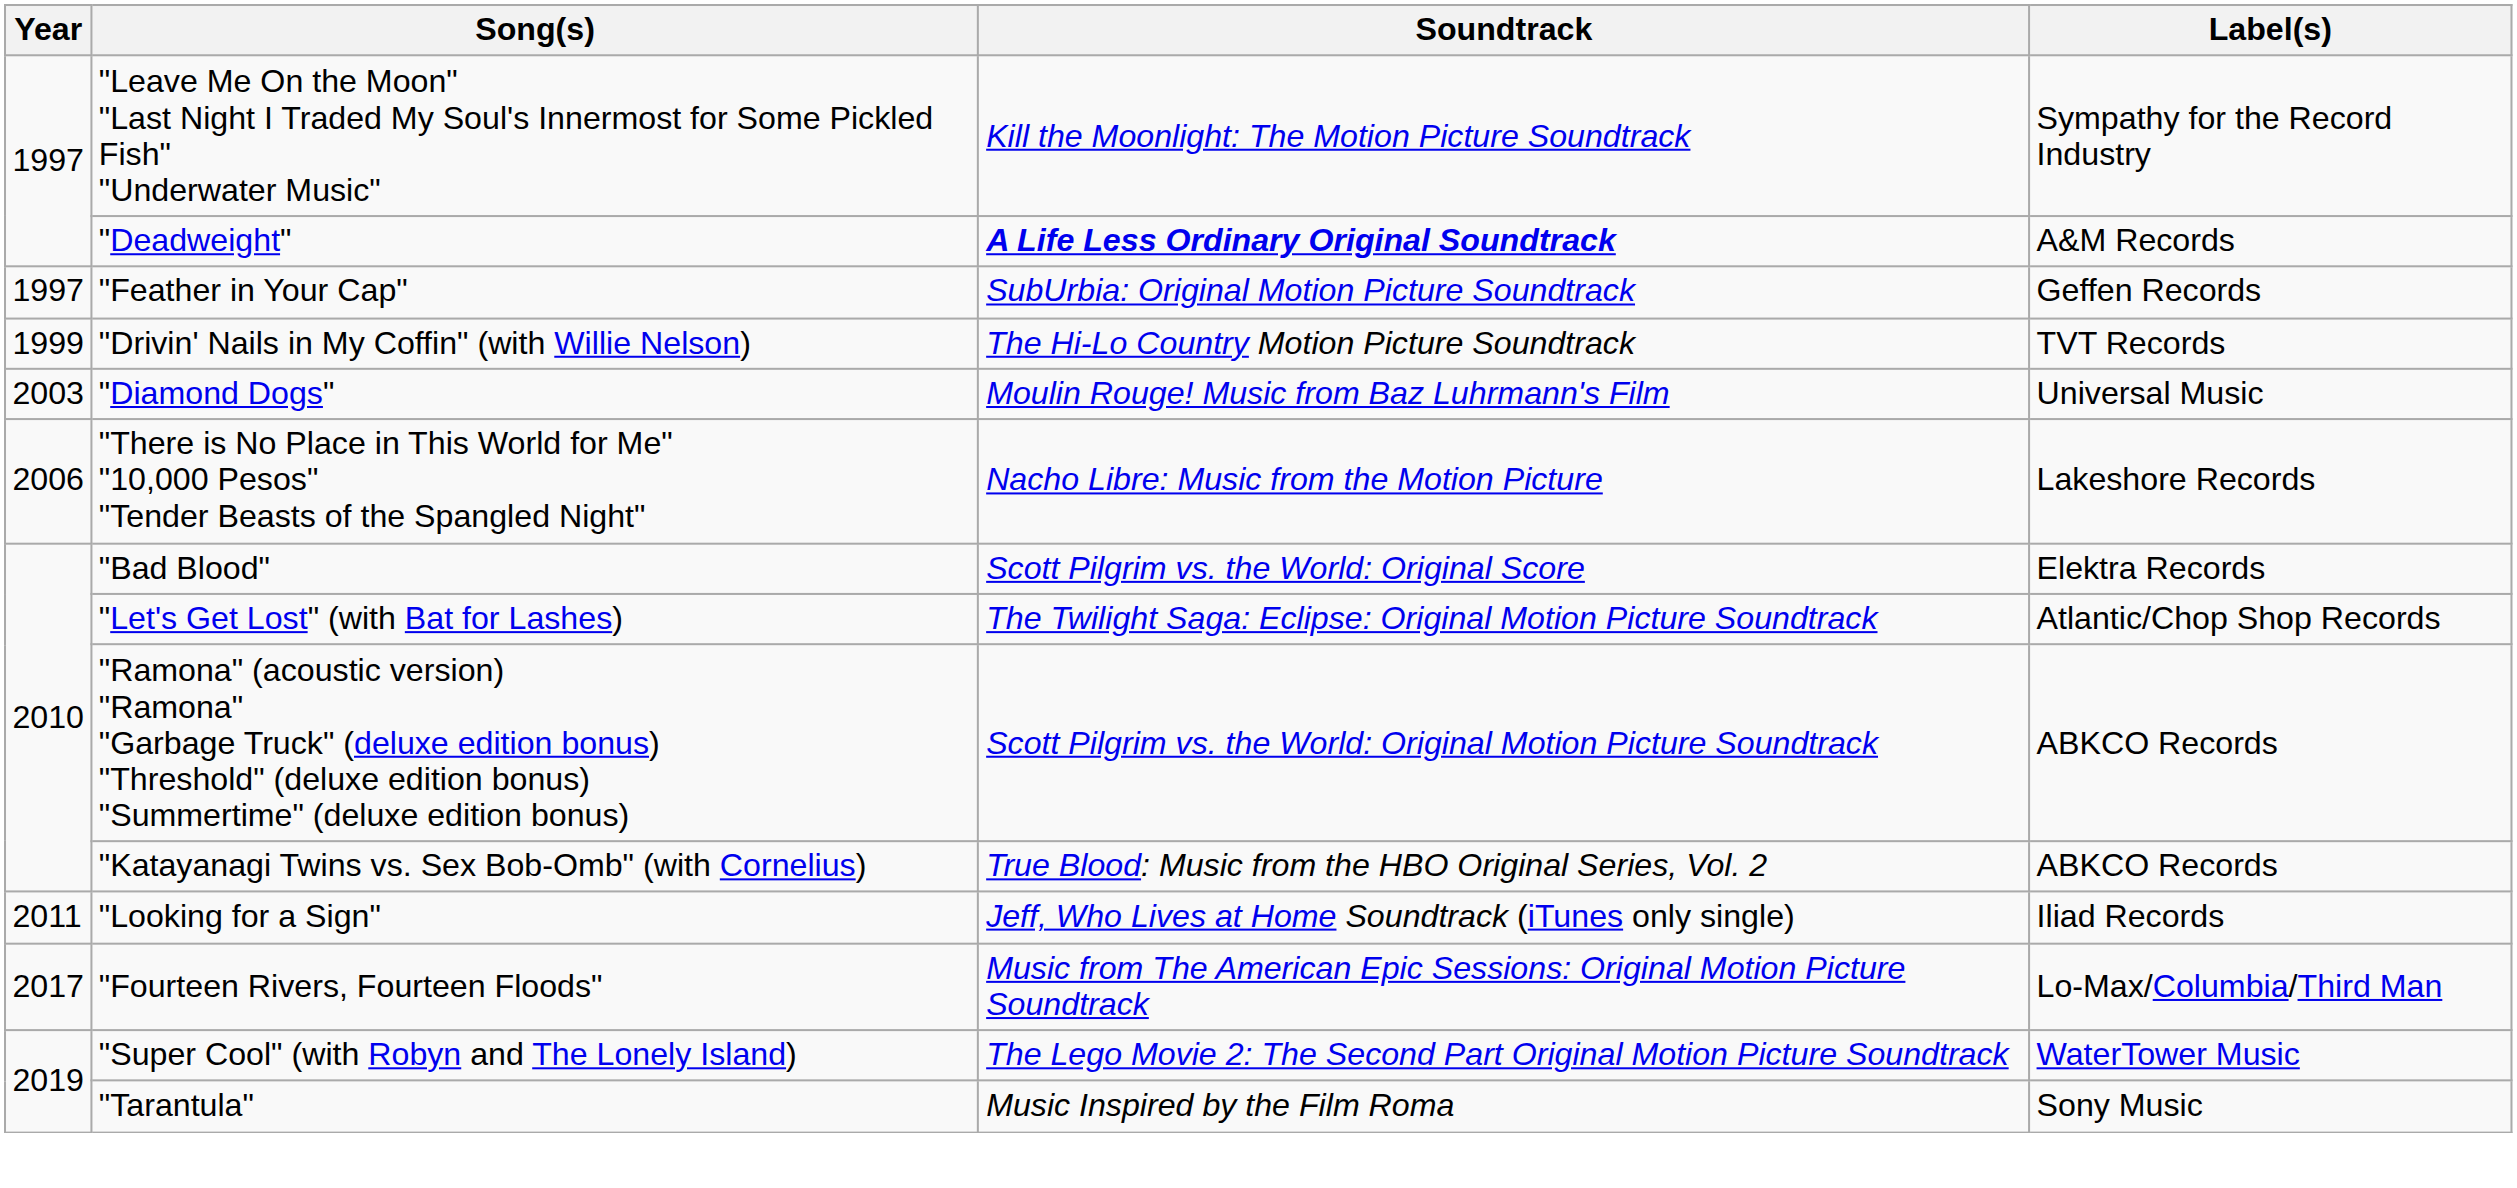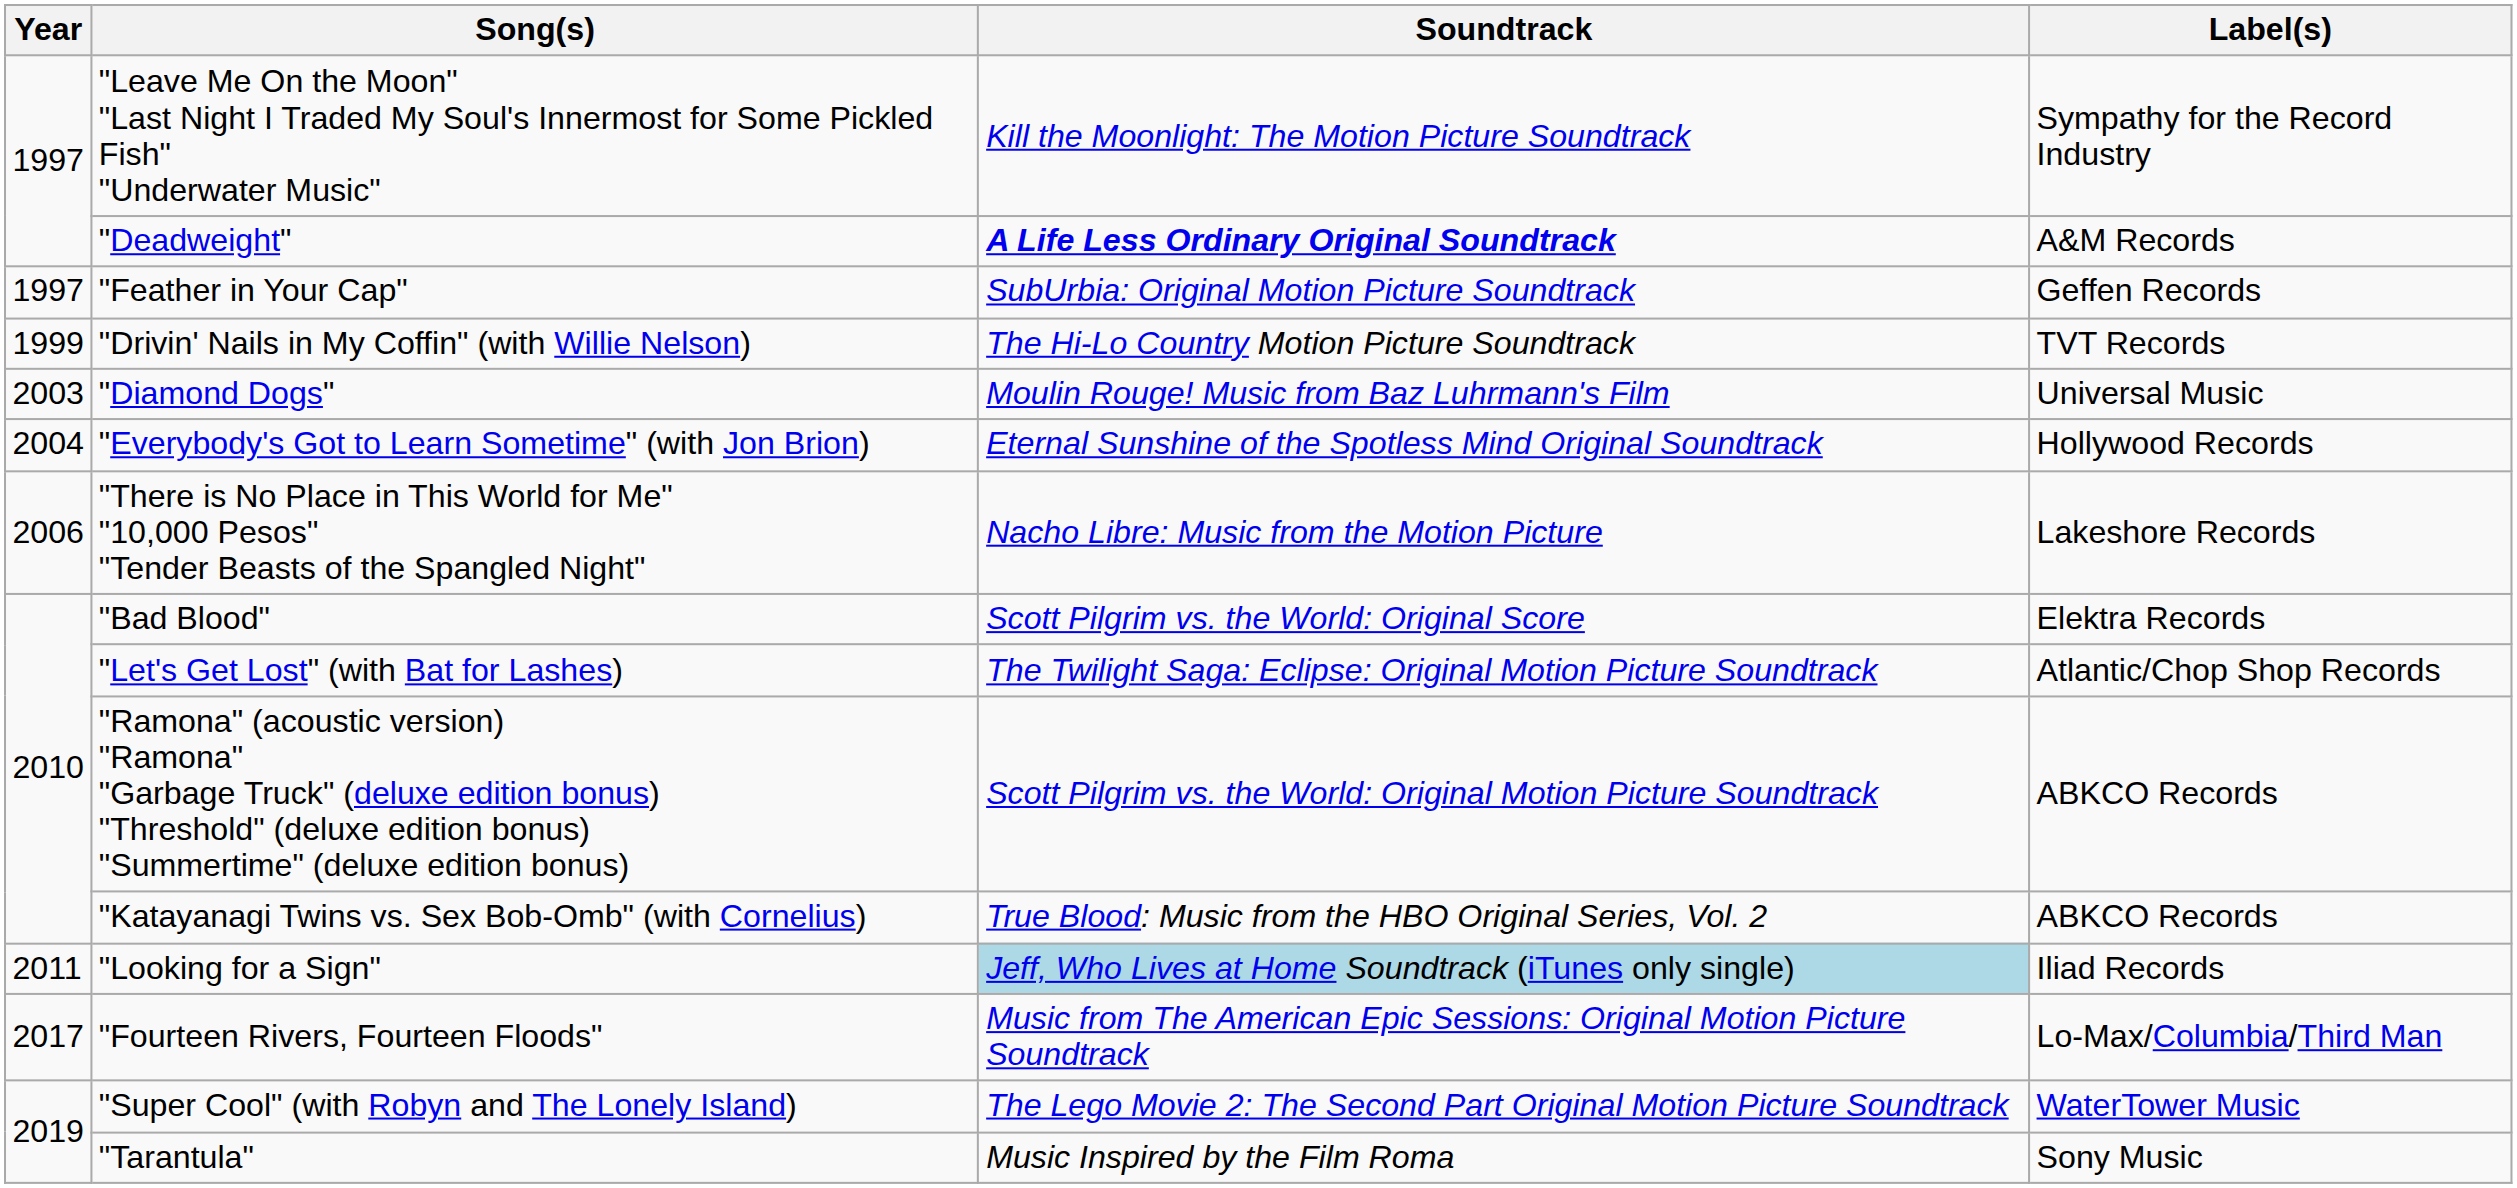+ row: (484, 444)
(1390, 916) no background -> (1390, 967) lightblue background
